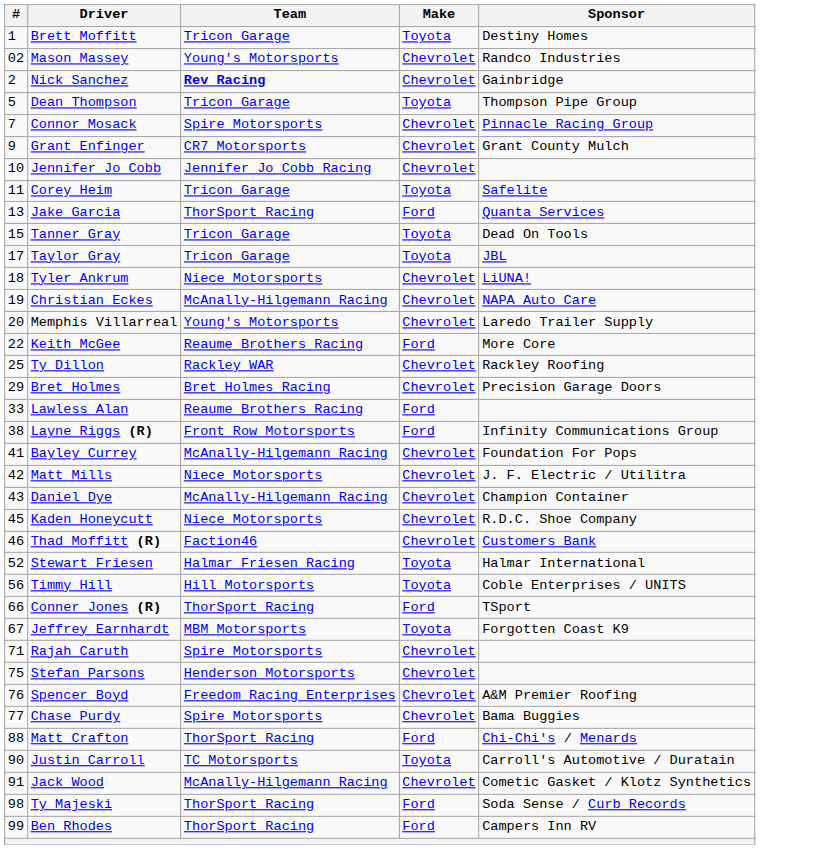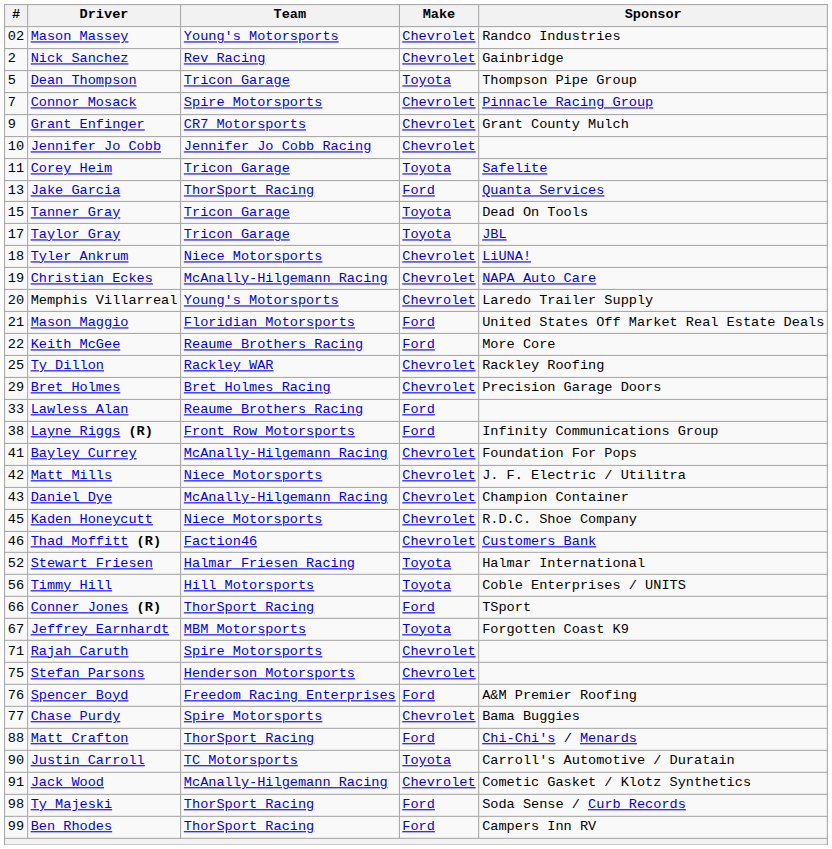- row: (84, 38)
(225, 82) bold -> (225, 60) normal
+ row: (80, 323)
(439, 696) Chevrolet -> (419, 696) Ford
